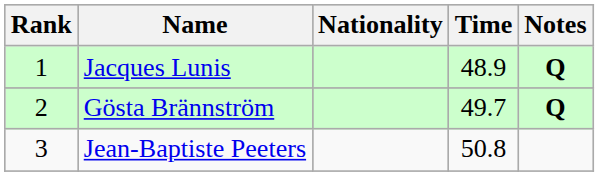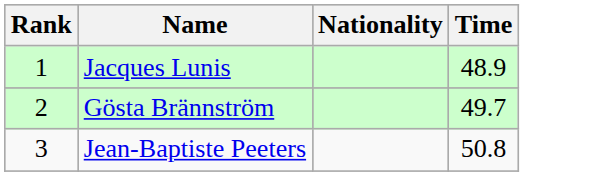- column: (555, 25)
